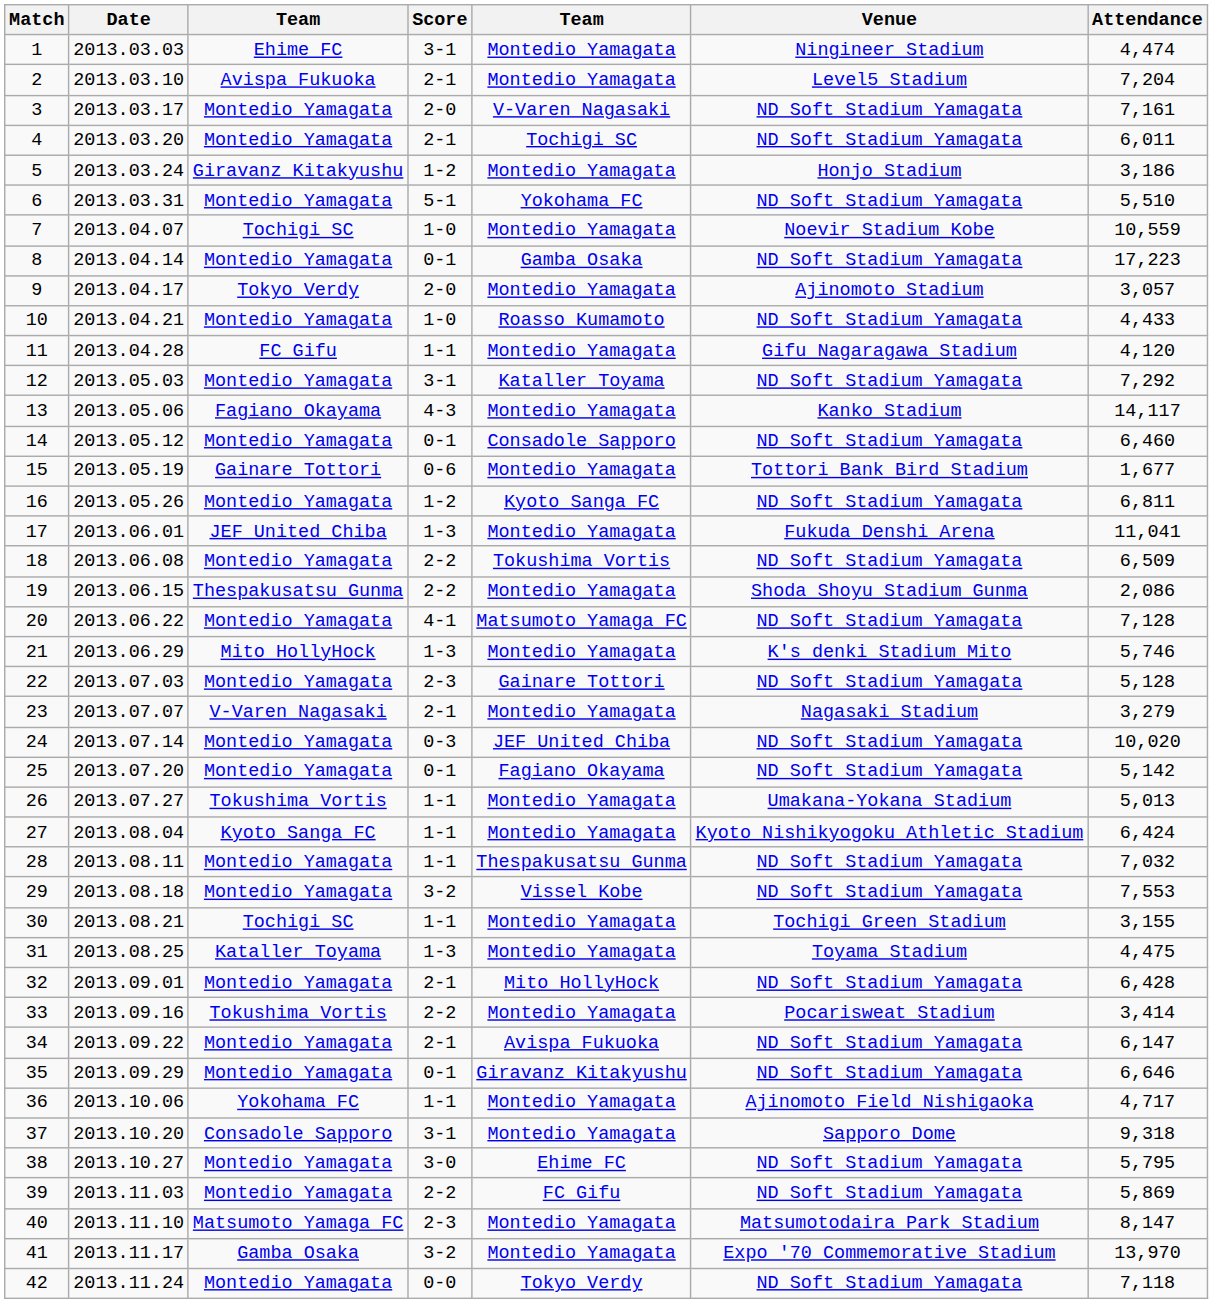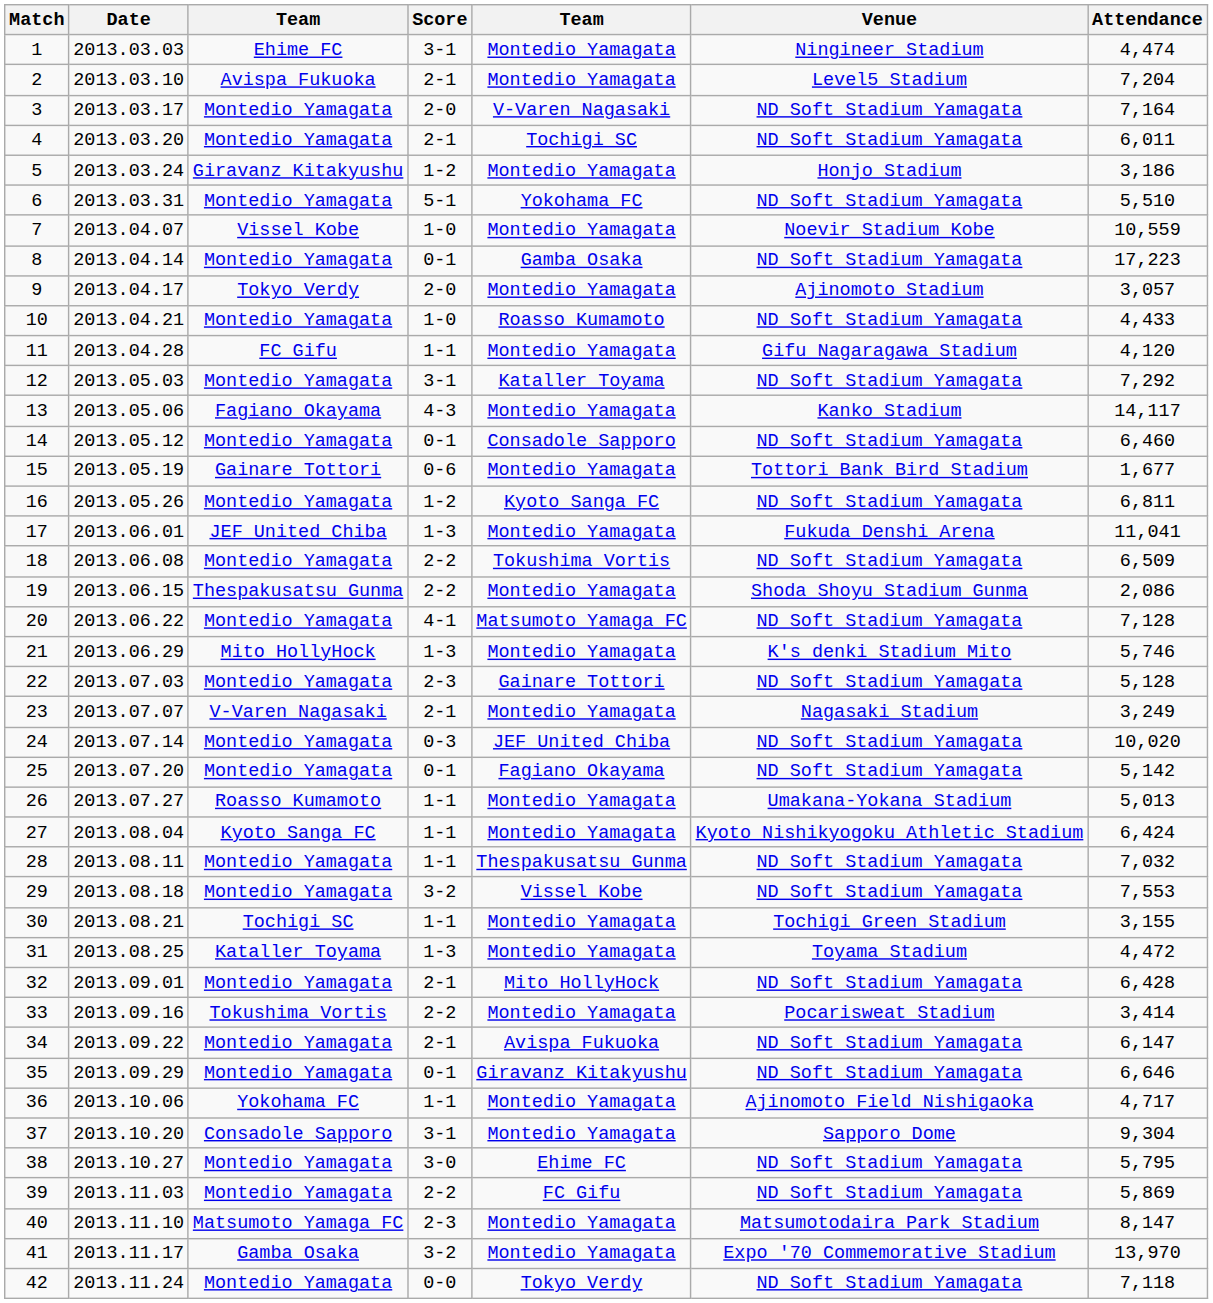(1148, 110) 7,161 -> (1148, 110) 7,164
(298, 230) Tochigi SC -> (298, 230) Vissel Kobe
(1148, 712) 3,279 -> (1148, 712) 3,249
(298, 802) Tokushima Vortis -> (298, 802) Roasso Kumamoto
(1148, 952) 4,475 -> (1148, 952) 4,472
(1148, 1133) 9,318 -> (1148, 1133) 9,304
